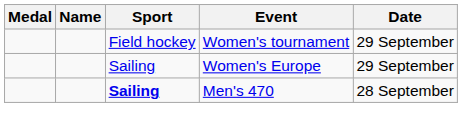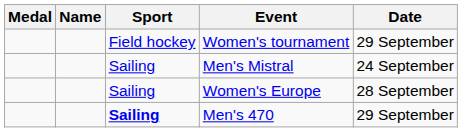+ row: (248, 66)
(405, 66) 29 September -> (405, 91) 28 September
(405, 91) 28 September -> (405, 115) 29 September
